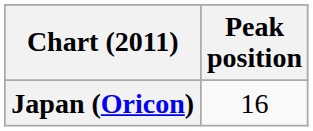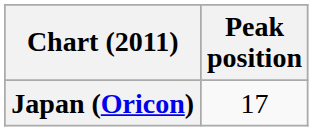(254, 102) 16 -> (254, 102) 17
